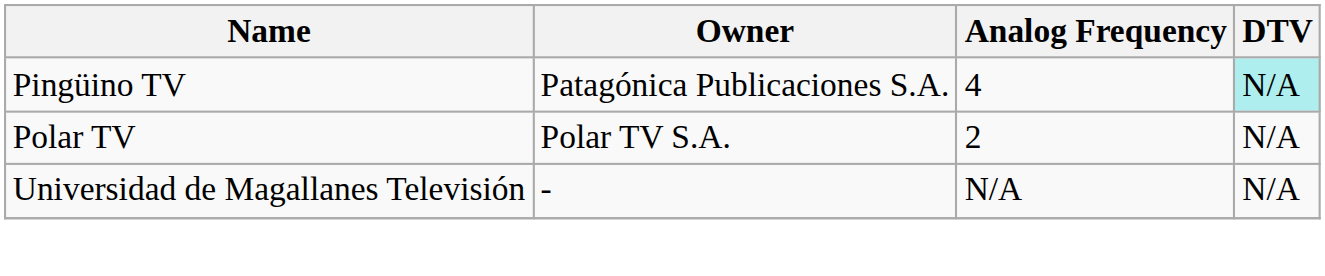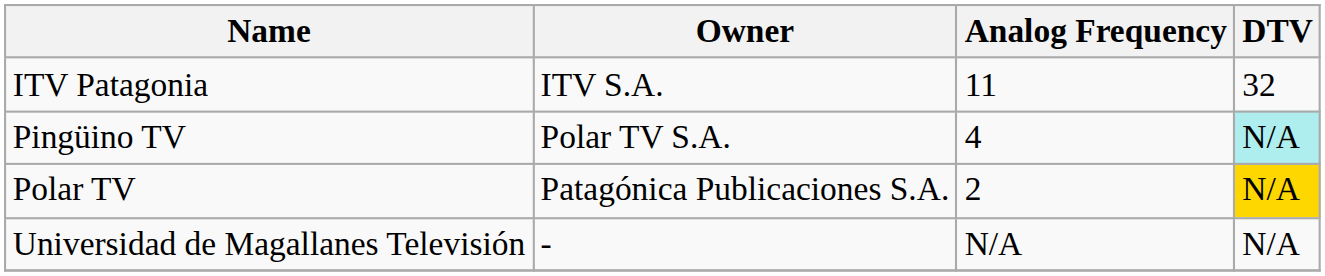+ row: (110, 84)
(745, 84) Patagónica Publicaciones S.A. -> (636, 137) Polar TV S.A.
(636, 137) Polar TV S.A. -> (745, 190) Patagónica Publicaciones S.A.
(1271, 137) no background -> (1271, 190) gold background
